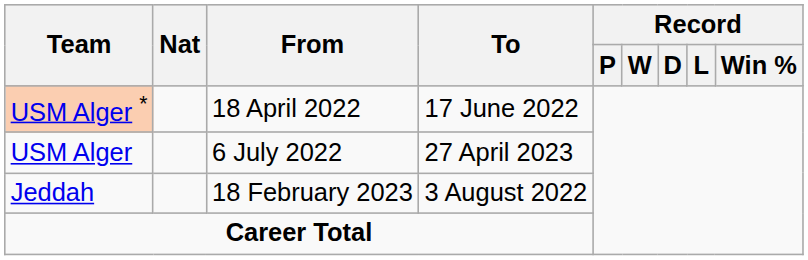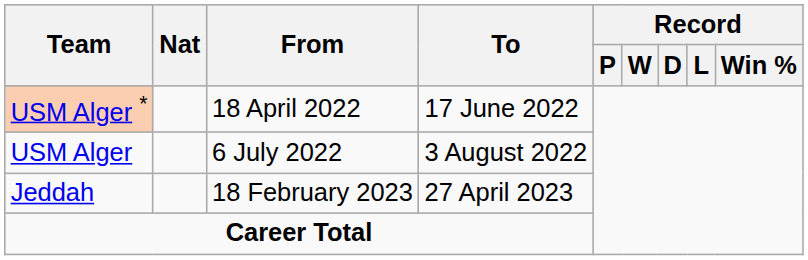(499, 152) 27 April 2023 -> (506, 152) 3 August 2022
(506, 192) 3 August 2022 -> (499, 192) 27 April 2023
